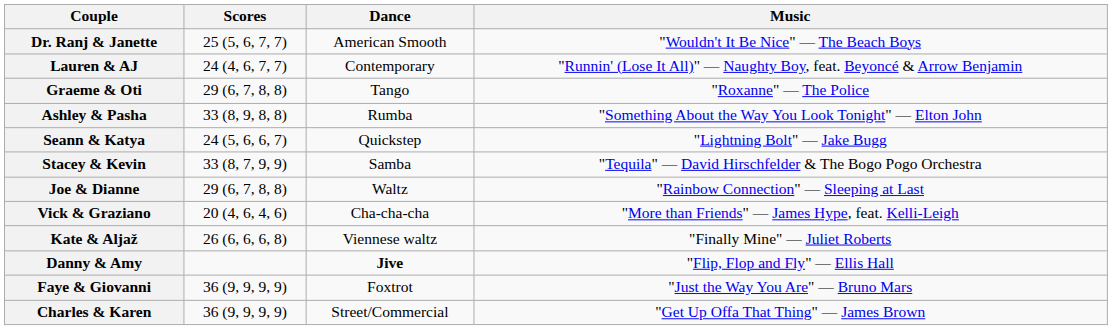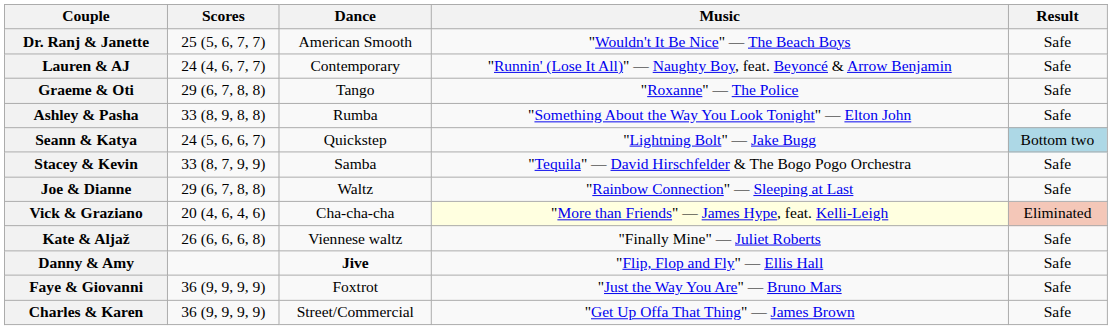+ column: (1057, 16)
(790, 213) no background -> (720, 213) lightyellow background
